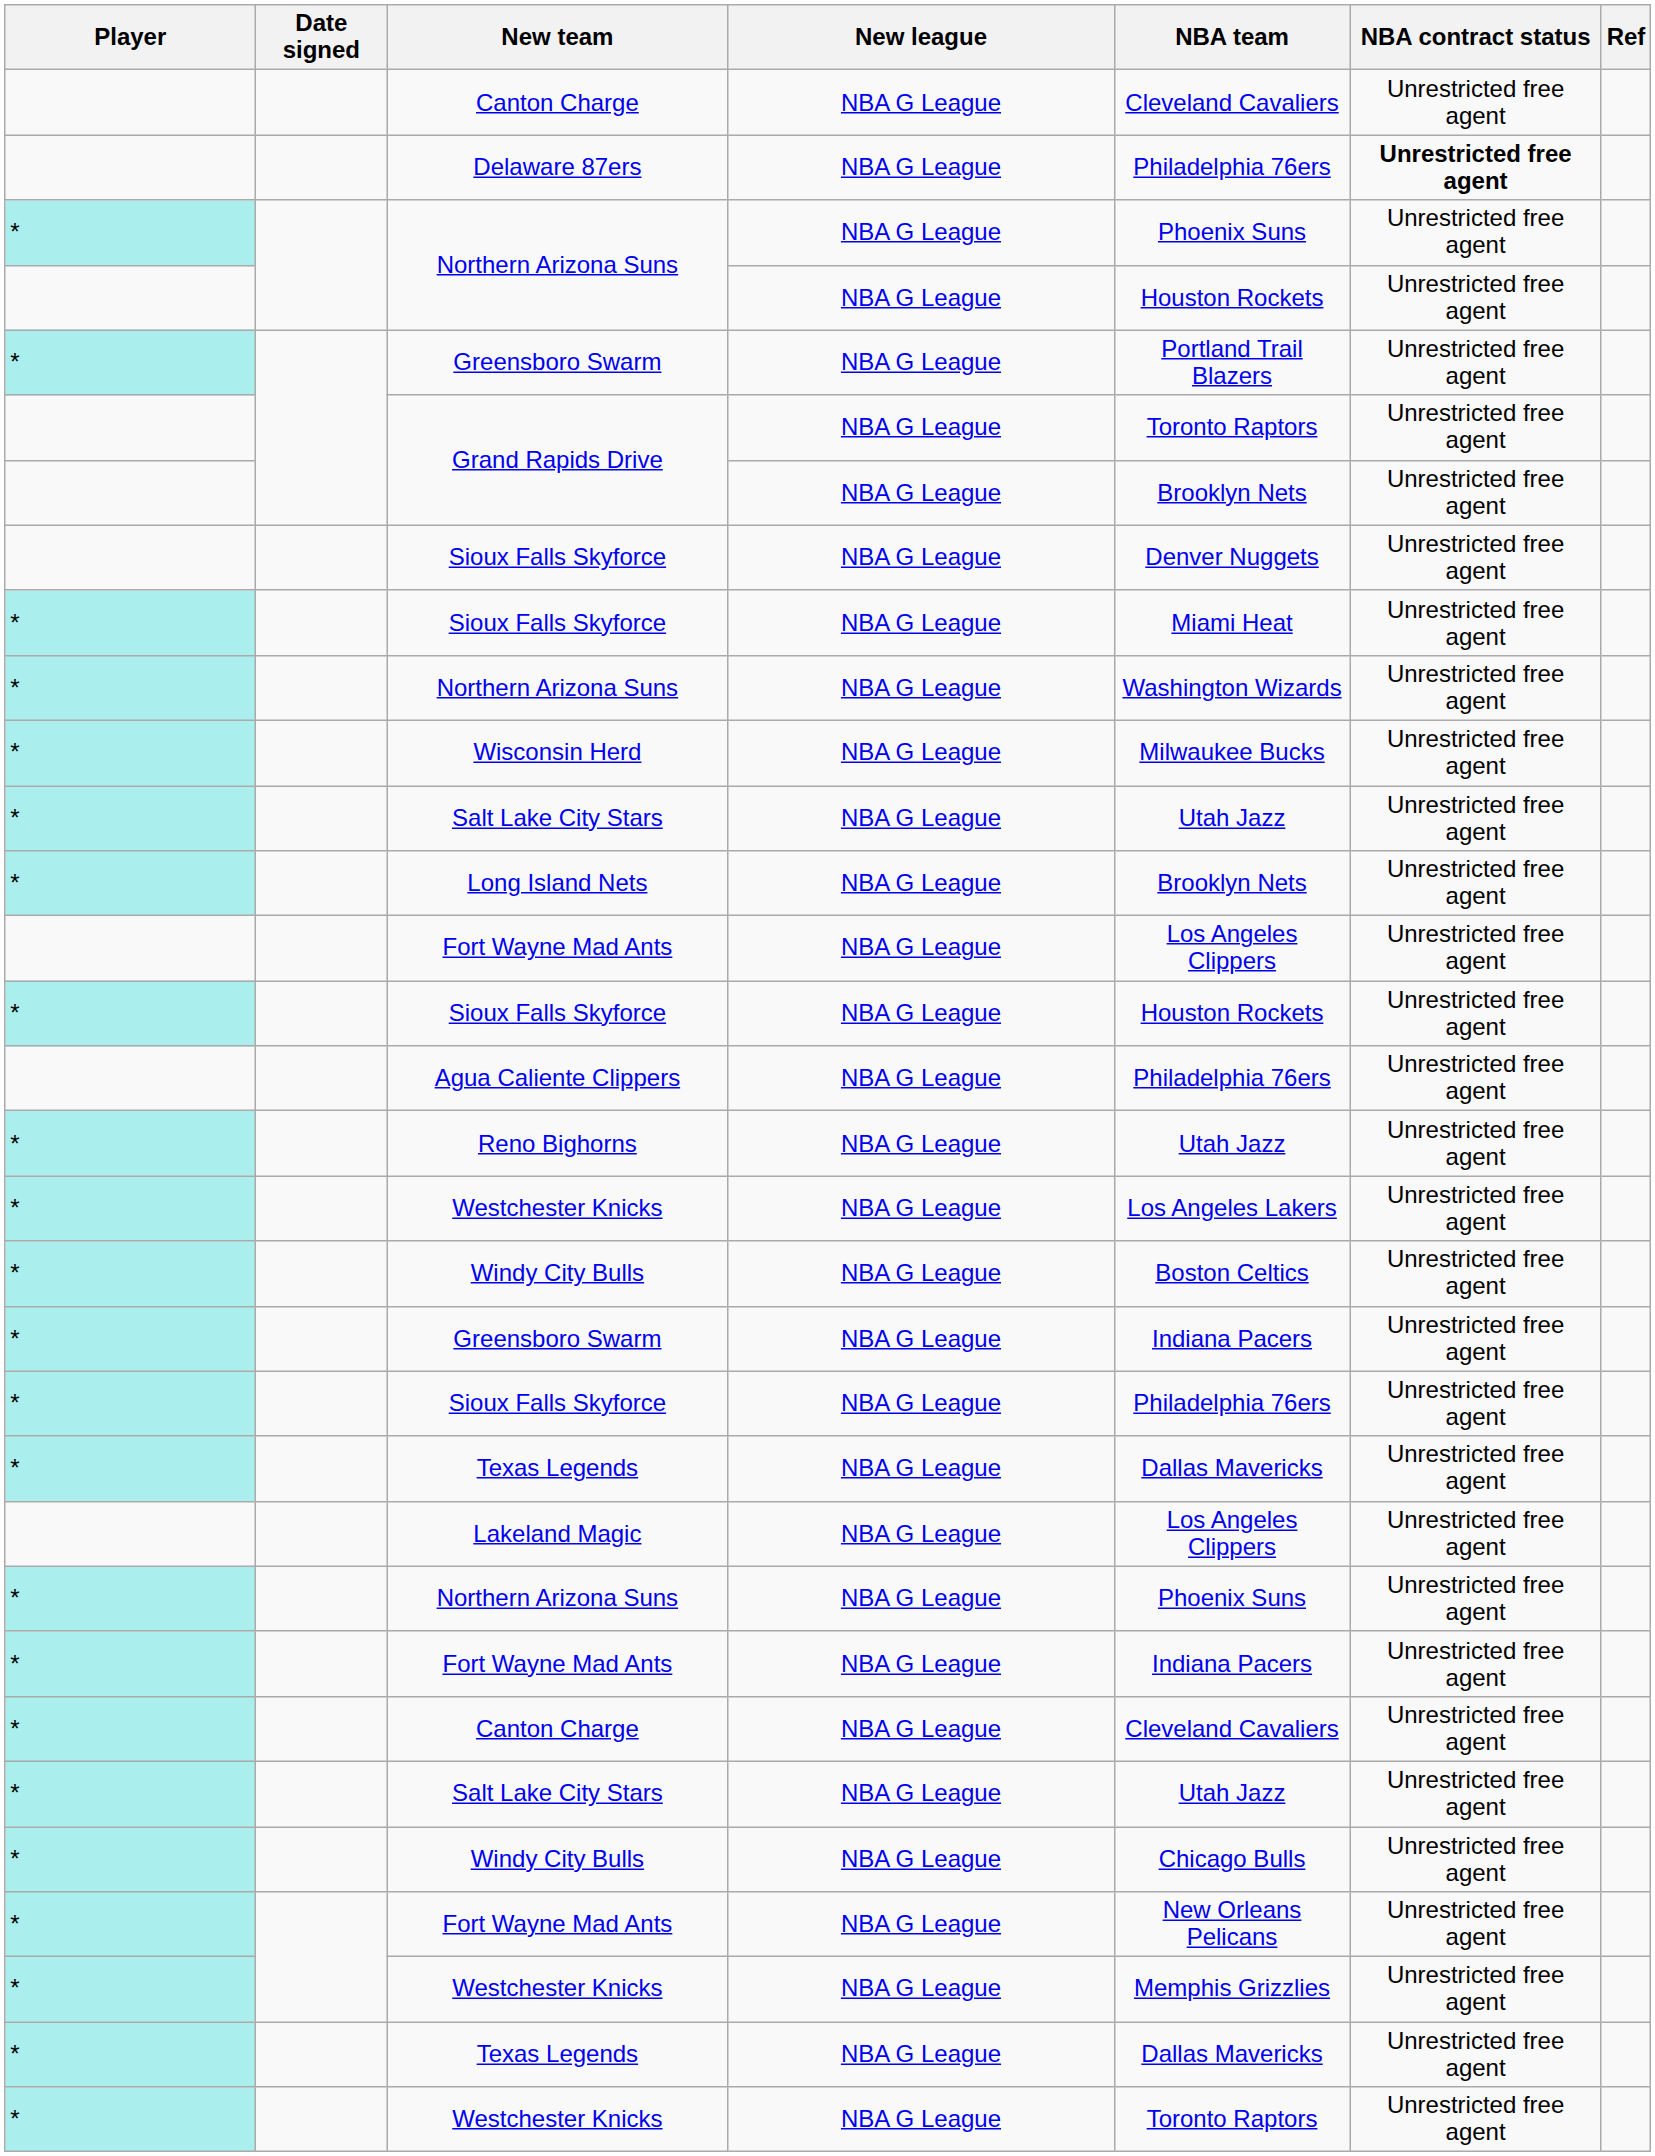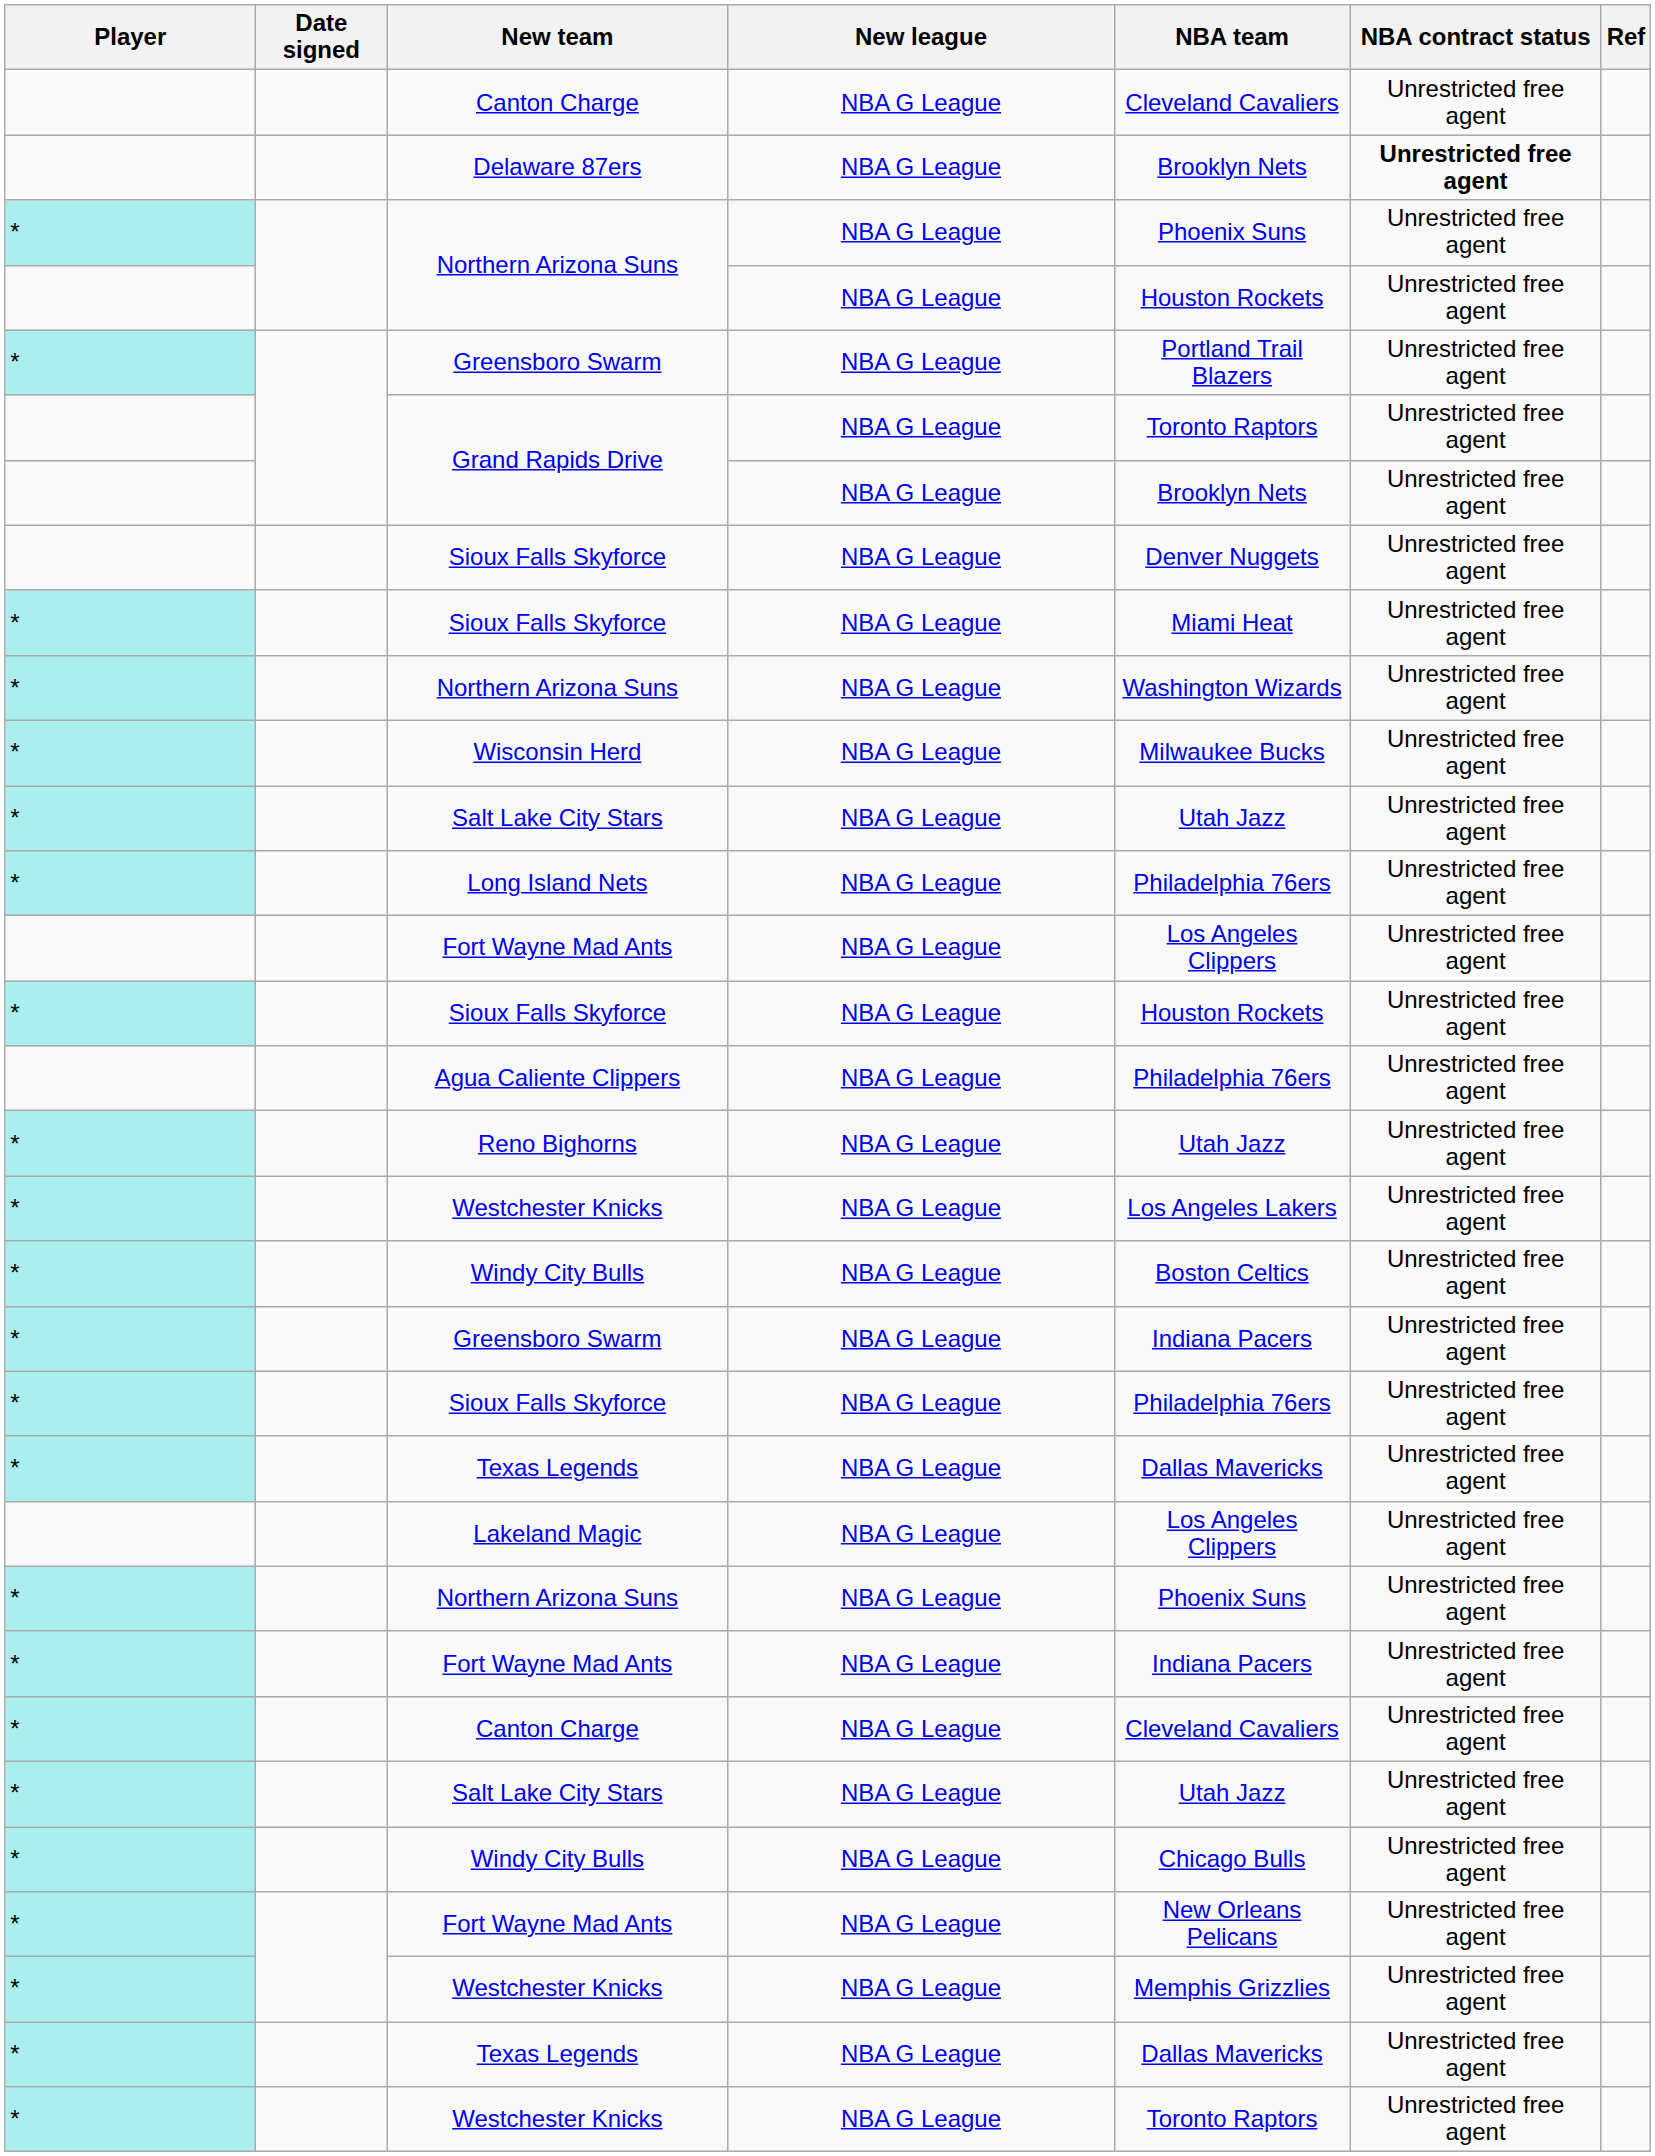(1232, 167) Philadelphia 76ers -> (1232, 167) Brooklyn Nets
(1232, 882) Brooklyn Nets -> (1232, 882) Philadelphia 76ers
